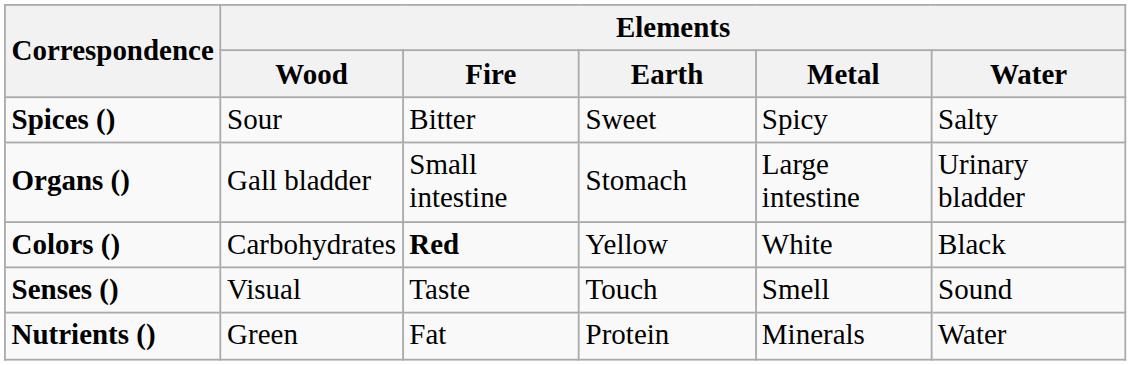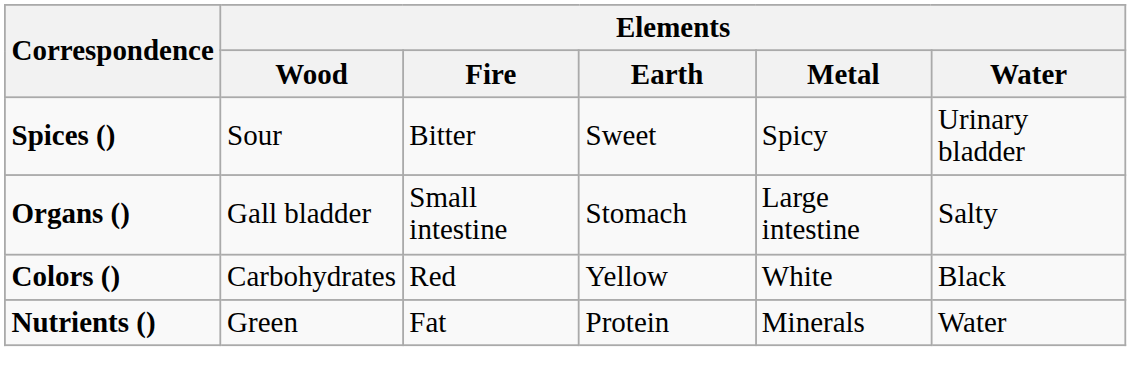(968, 119) Salty -> (983, 135) Urinary bladder
(983, 181) Urinary bladder -> (968, 214) Salty
(434, 243) bold -> (433, 276) normal
- row: (65, 289)
